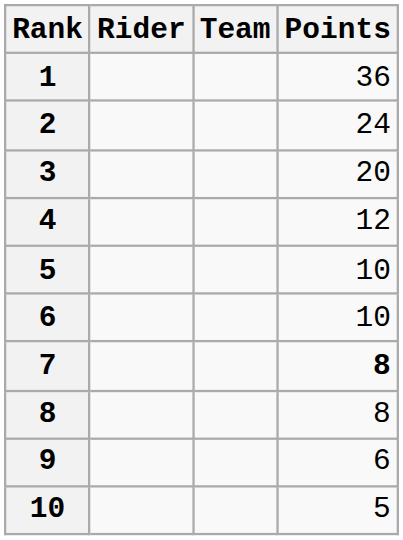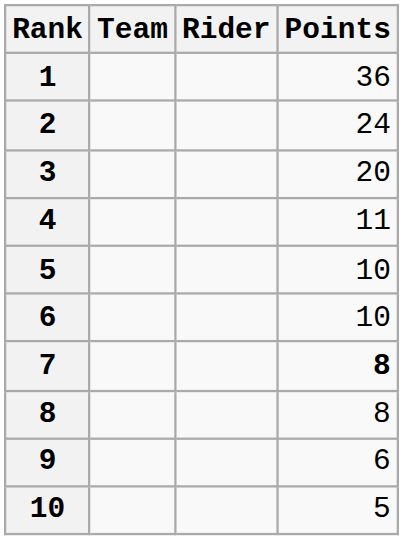columns swapped: (141, 29) <-> (235, 29)
(373, 222) 12 -> (373, 222) 11
